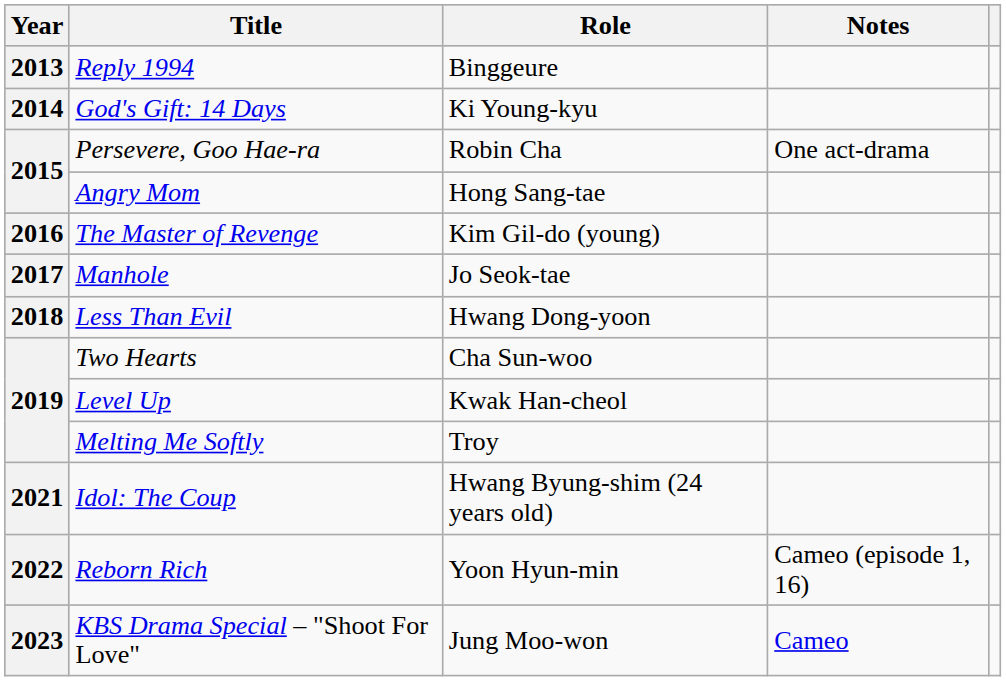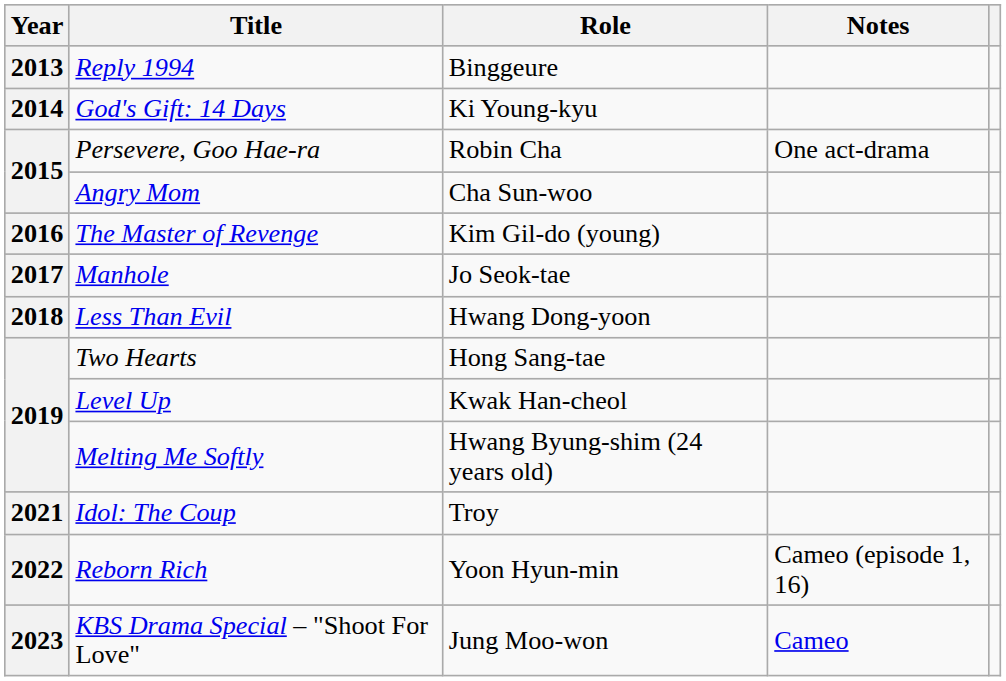(527, 191) Hong Sang-tae -> (521, 191) Cha Sun-woo
(521, 358) Cha Sun-woo -> (527, 358) Hong Sang-tae
(474, 441) Troy -> (576, 456) Hwang Byung-shim (24 years old)
(576, 497) Hwang Byung-shim (24 years old) -> (474, 512) Troy
